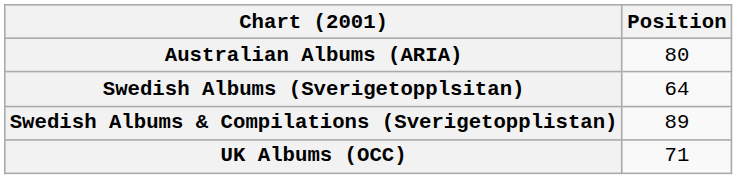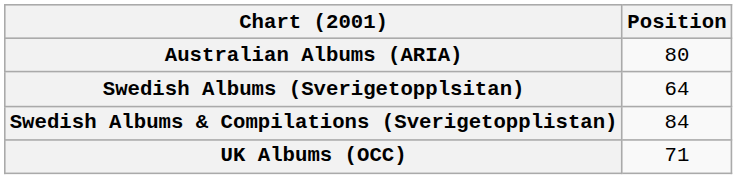(677, 123) 89 -> (677, 123) 84
